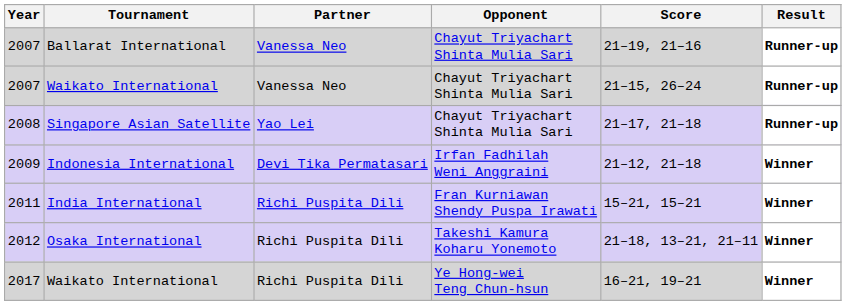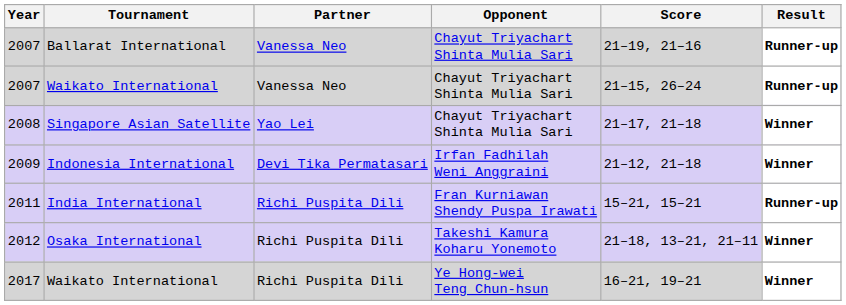(801, 125) Runner-up -> (789, 125) Winner
(789, 203) Winner -> (801, 203) Runner-up
